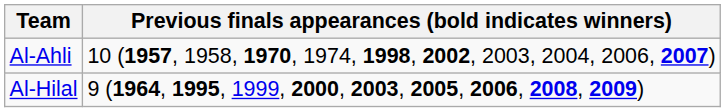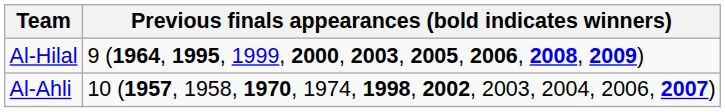rows swapped: (41, 55) <-> (44, 89)
